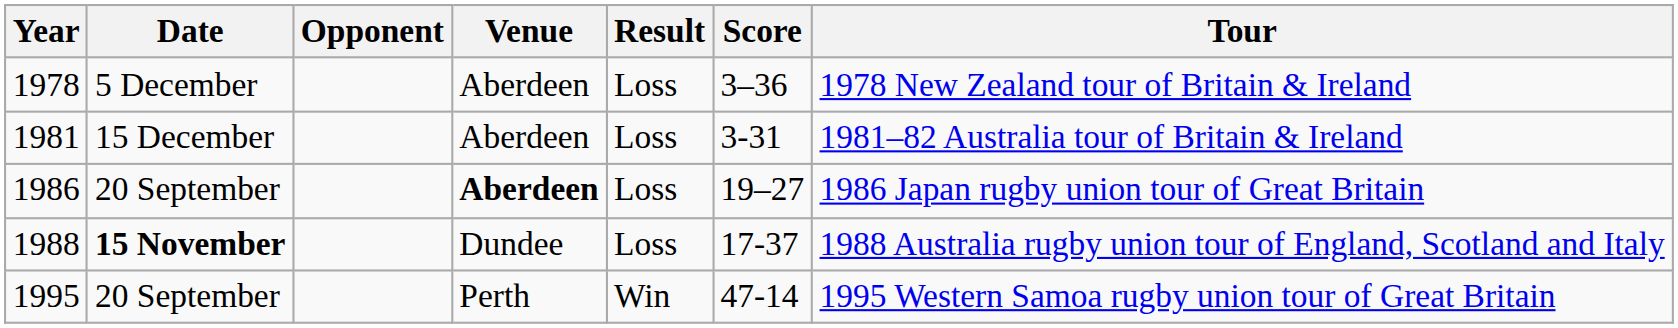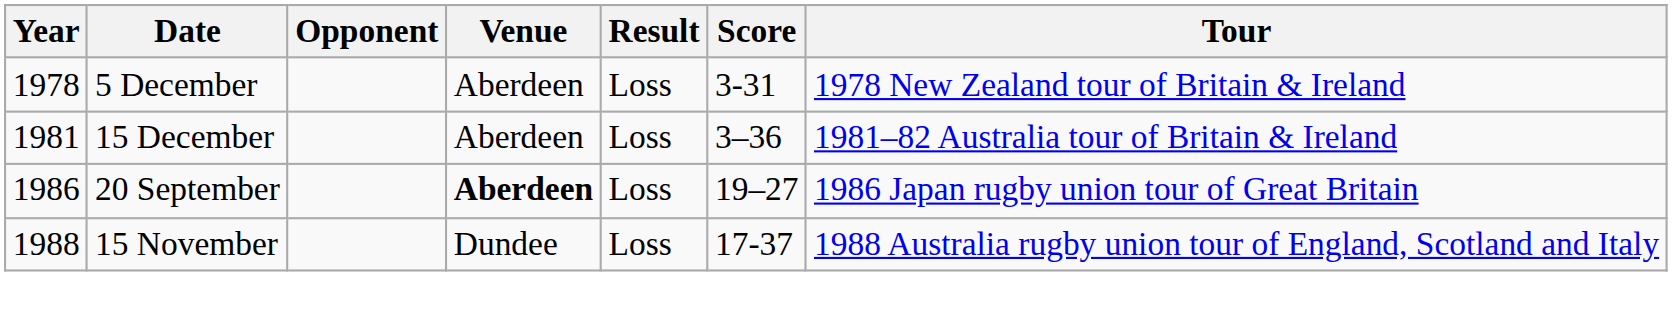(754, 84) 3–36 -> (746, 84) 3-31
(751, 137) 3-31 -> (748, 137) 3–36
(190, 243) bold -> (187, 243) normal
- row: (46, 296)
